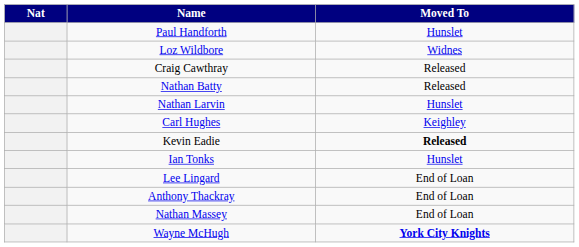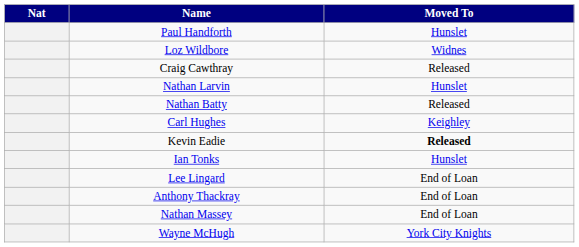rows swapped: (191, 104) <-> (191, 86)
(445, 232) bold -> (449, 232) normal
